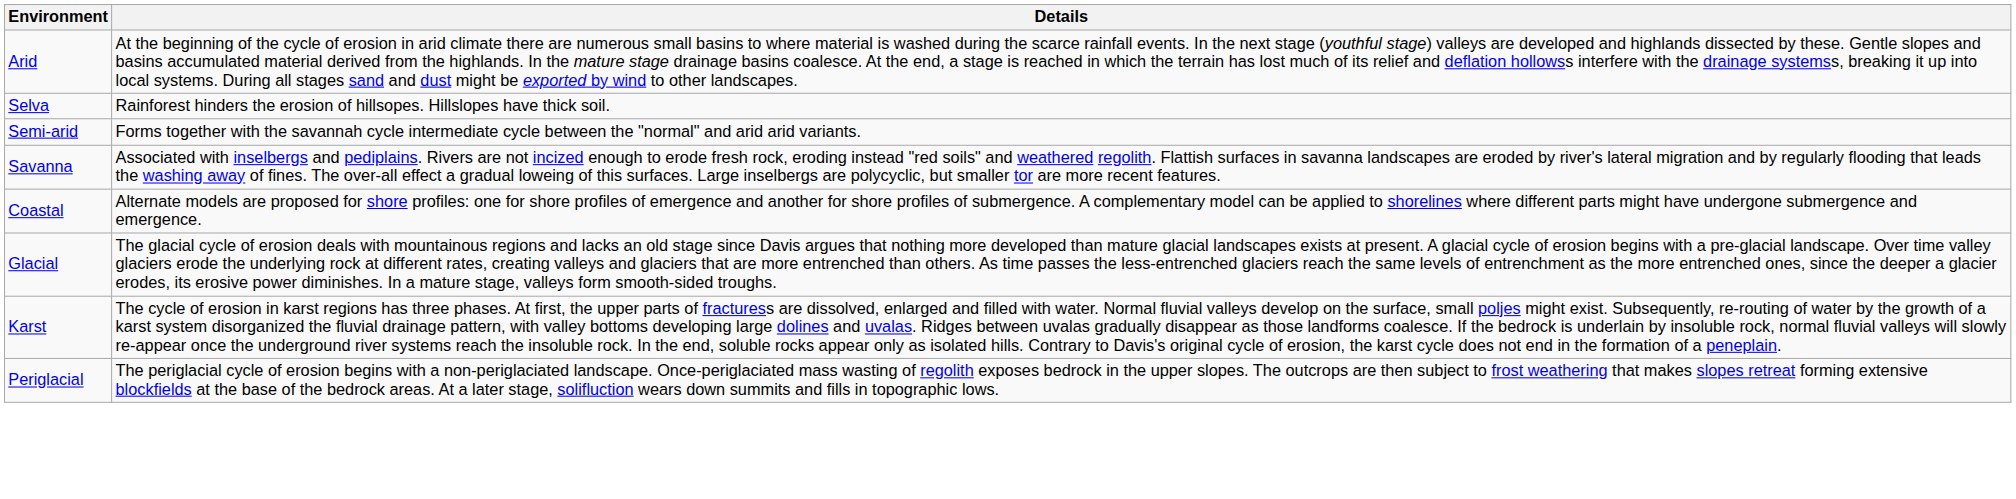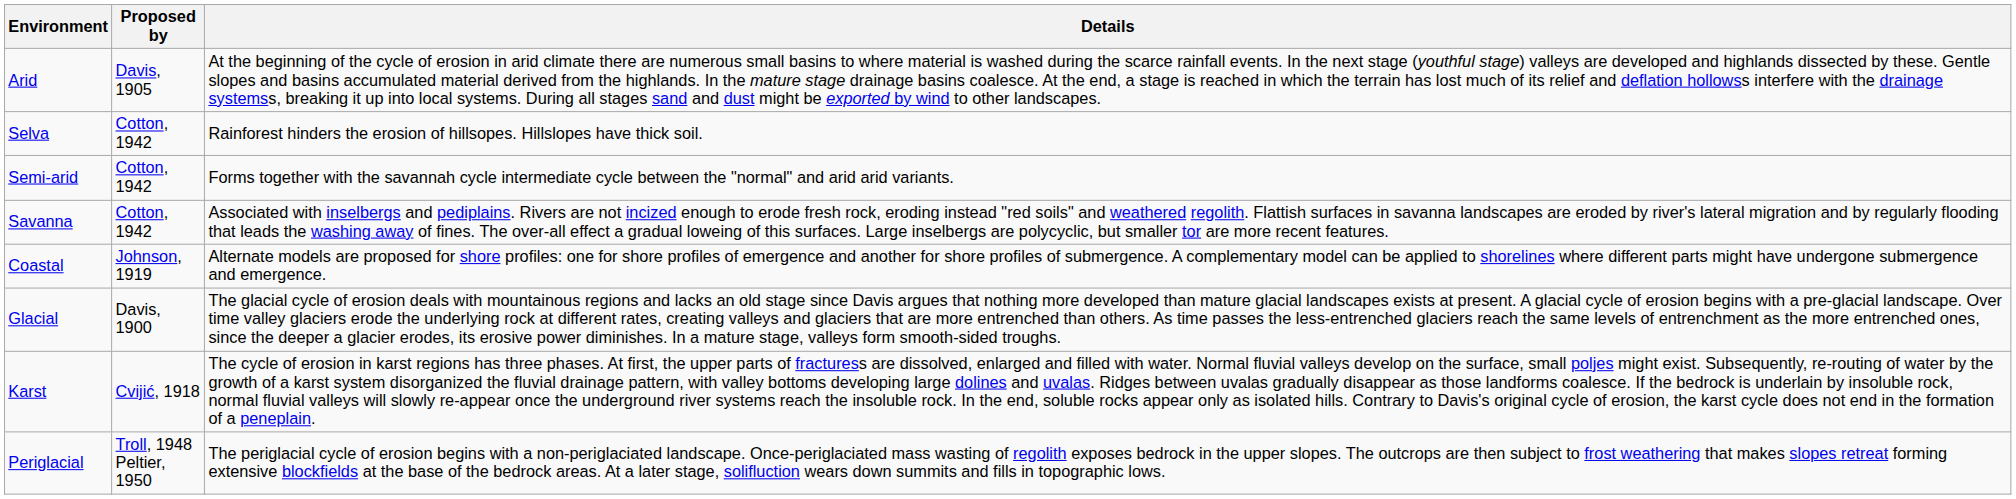+ column: (158, 26)
